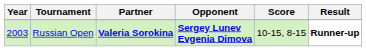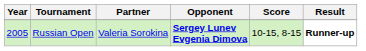(17, 33) 2003 -> (17, 33) 2005
(136, 33) bold -> (133, 33) normal
